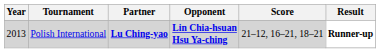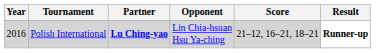(16, 34) 2013 -> (16, 34) 2016
(205, 34) bold -> (202, 34) normal
